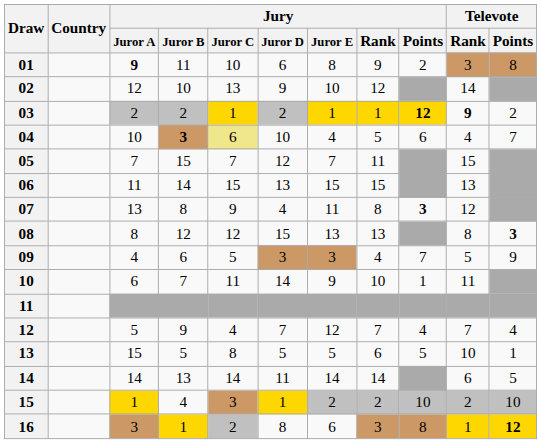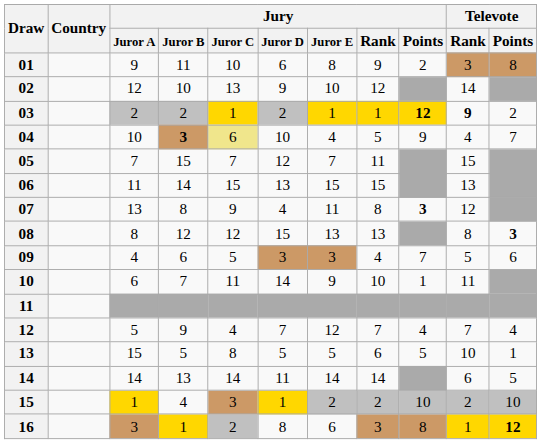(134, 64) bold -> (134, 64) normal
(423, 137) 6 -> (423, 137) 9
(513, 257) 9 -> (513, 257) 6
